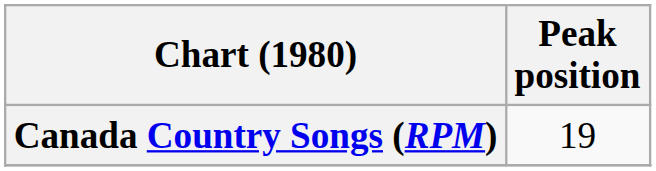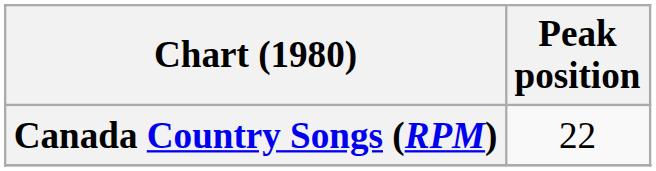(577, 134) 19 -> (577, 134) 22
